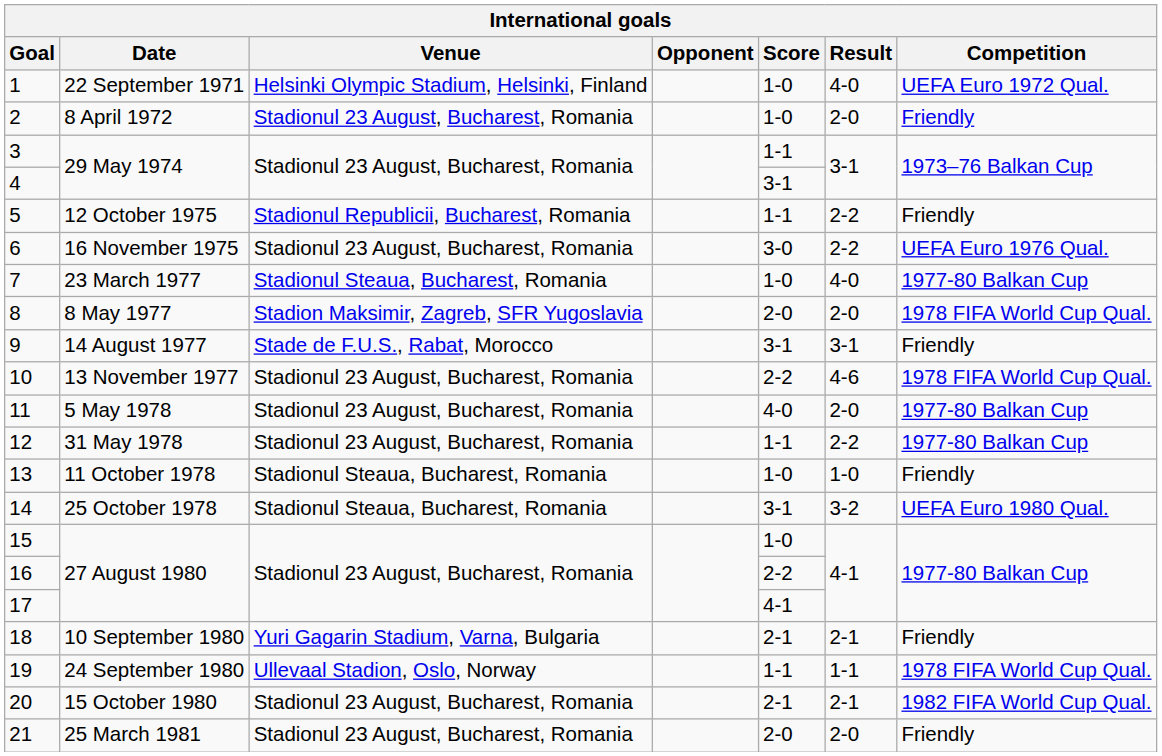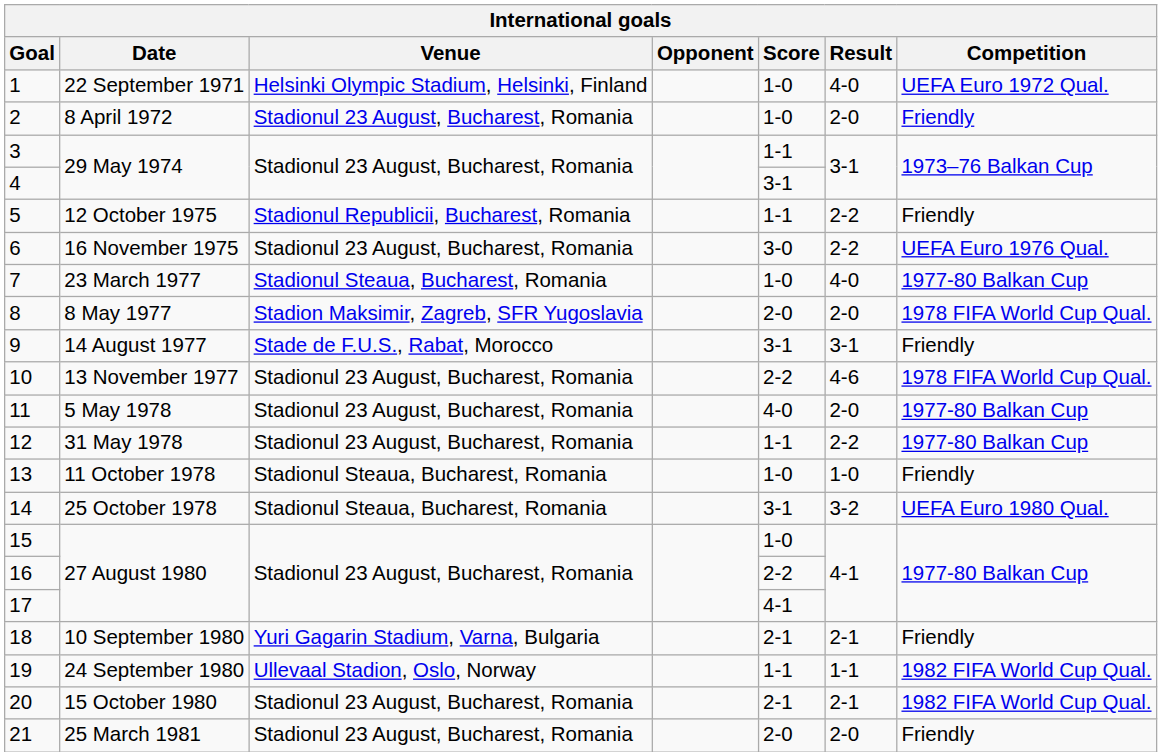(1026, 670) 1978 FIFA World Cup Qual. -> (1026, 670) 1982 FIFA World Cup Qual.
